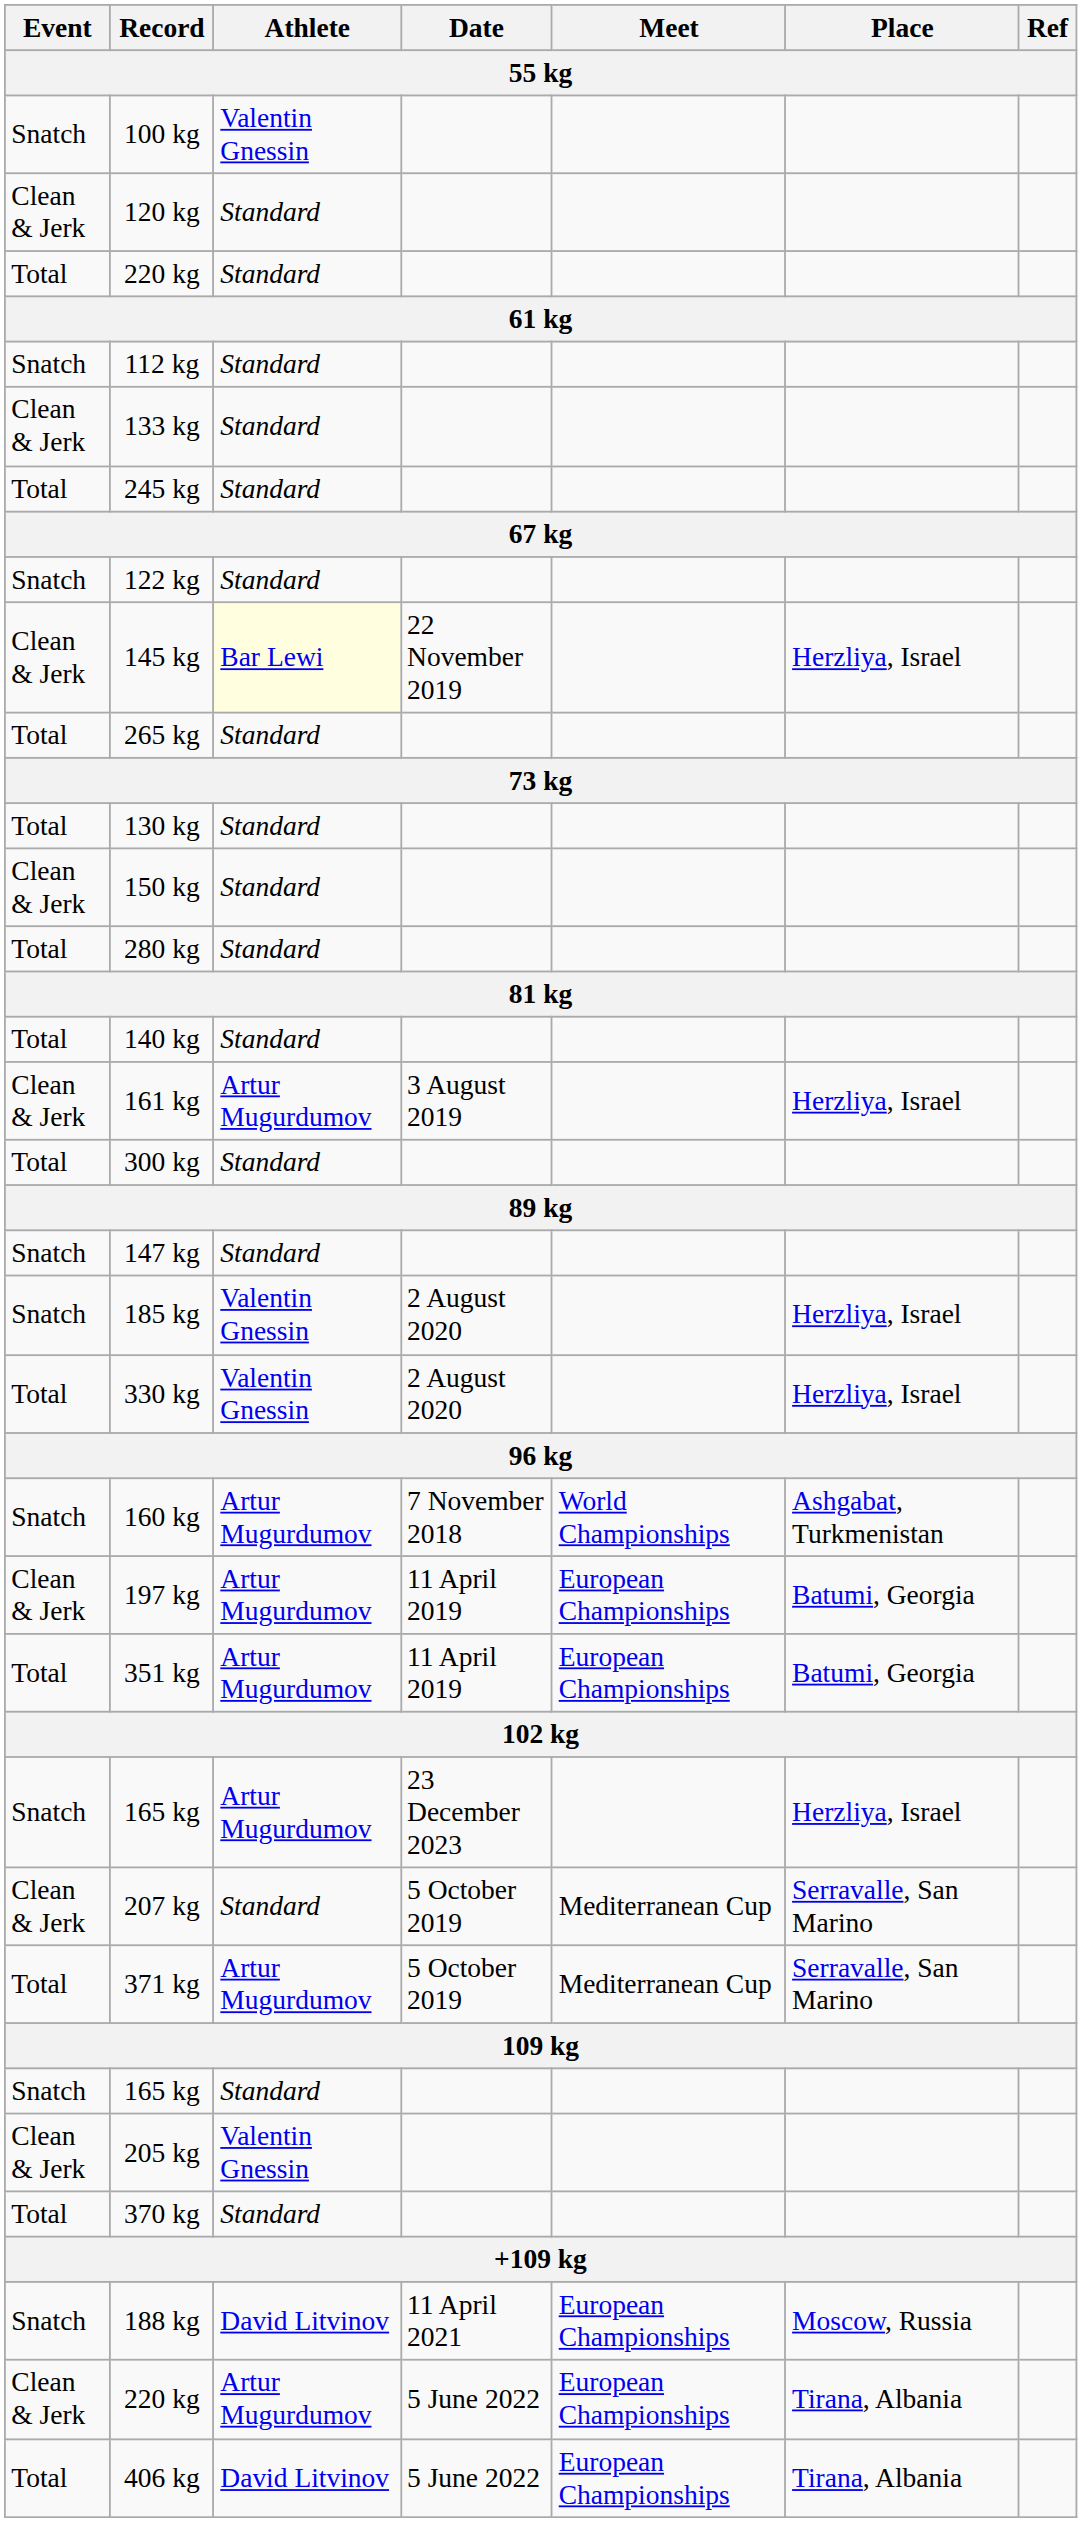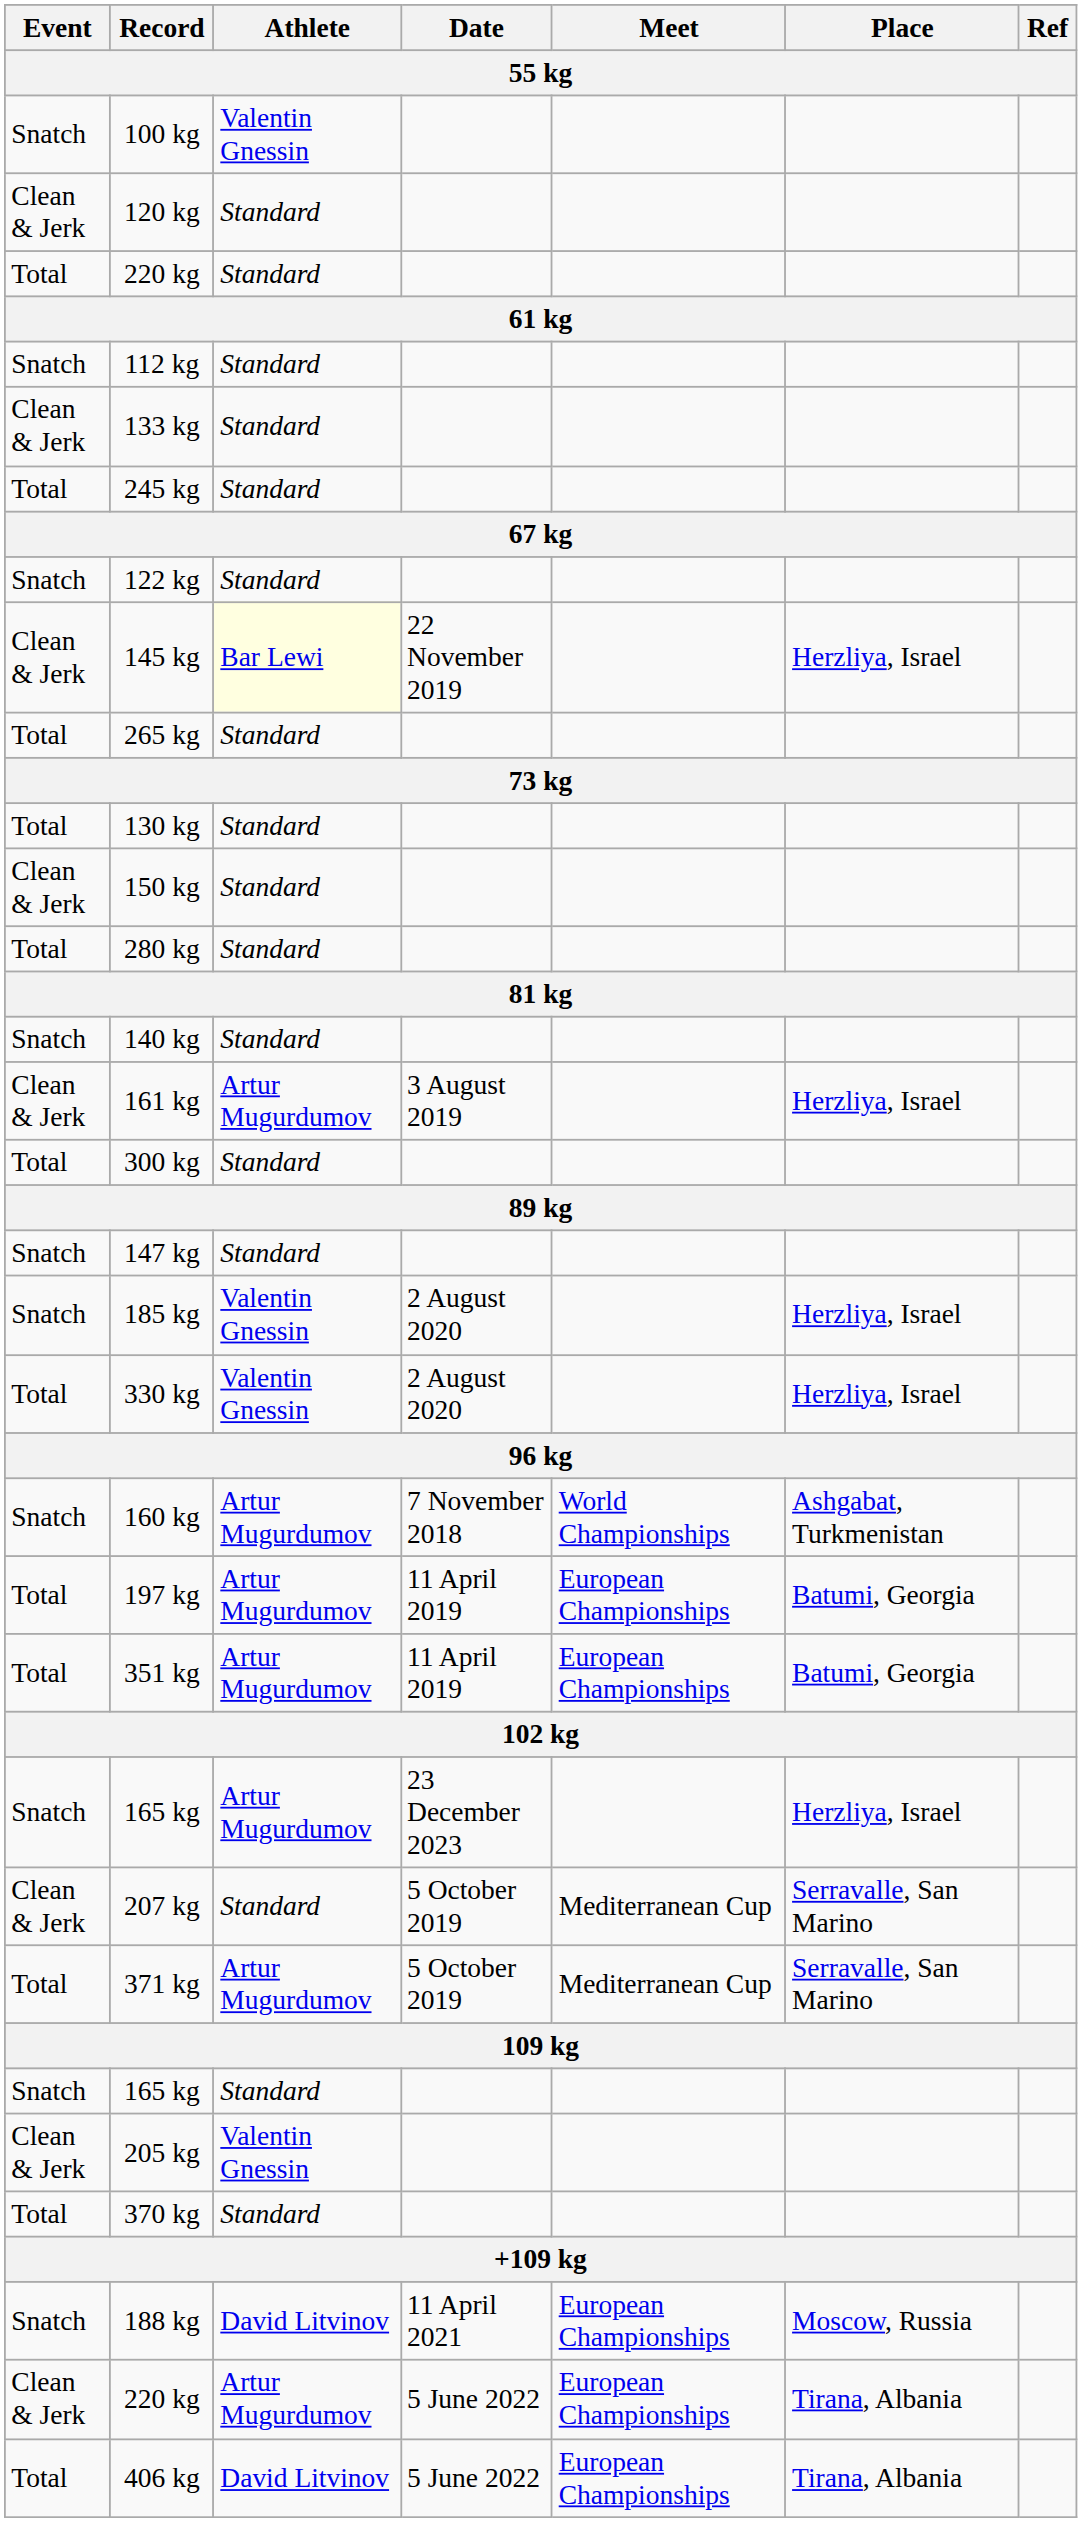(39, 1039) Total -> (49, 1039) Snatch
(48, 1594) Clean & Jerk -> (39, 1594) Total
